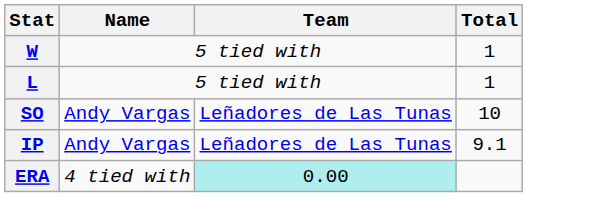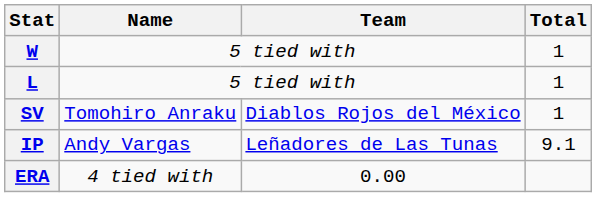+ row: (32, 114)
- row: (32, 114)
(326, 176) paleturquoise background -> (383, 176) no background
